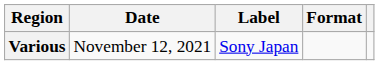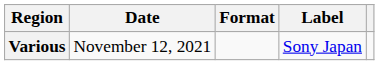columns swapped: (334, 18) <-> (259, 18)
